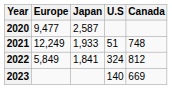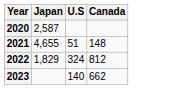- column: (51, 12)
(86, 44) 1,933 -> (46, 44) 4,655
(137, 44) 748 -> (97, 44) 148
(86, 60) 1,841 -> (46, 60) 1,829
(137, 76) 669 -> (97, 76) 662
